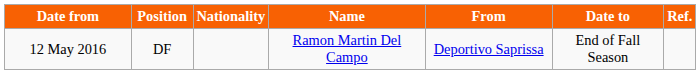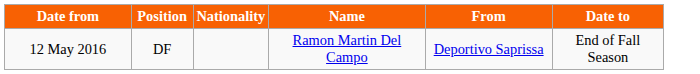- column: (680, 16)
